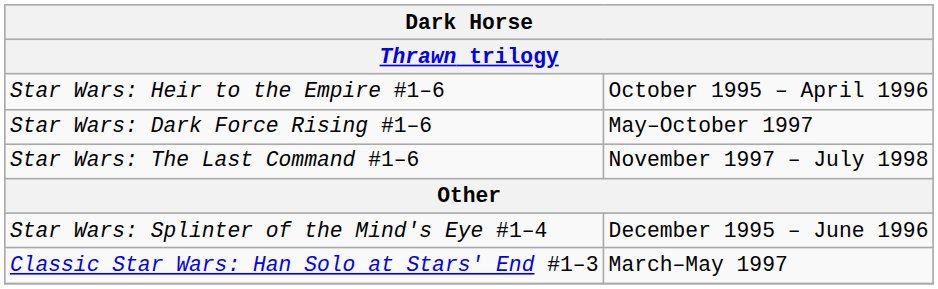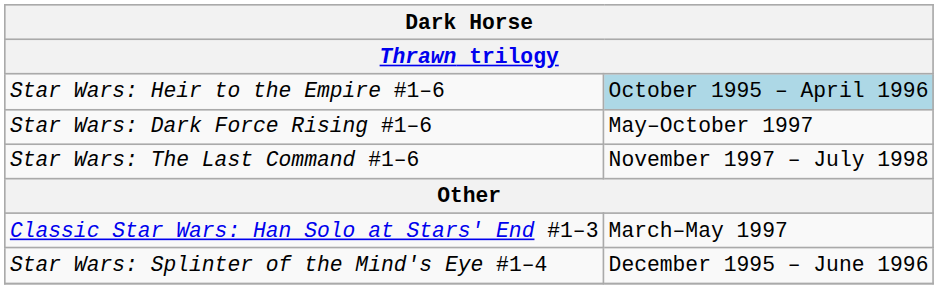(769, 92) no background -> (769, 92) lightblue background
rows swapped: (279, 231) <-> (304, 265)
